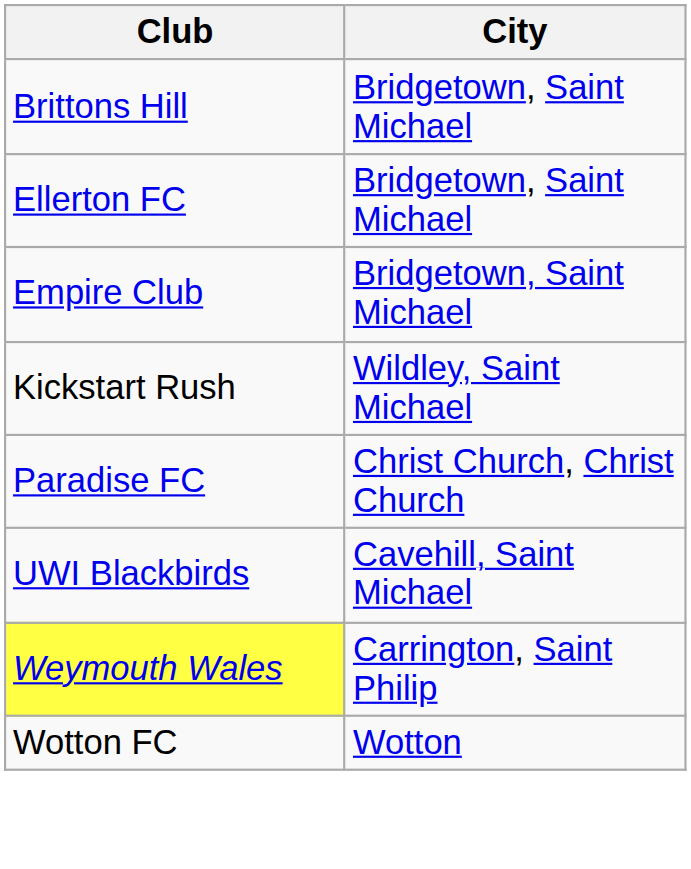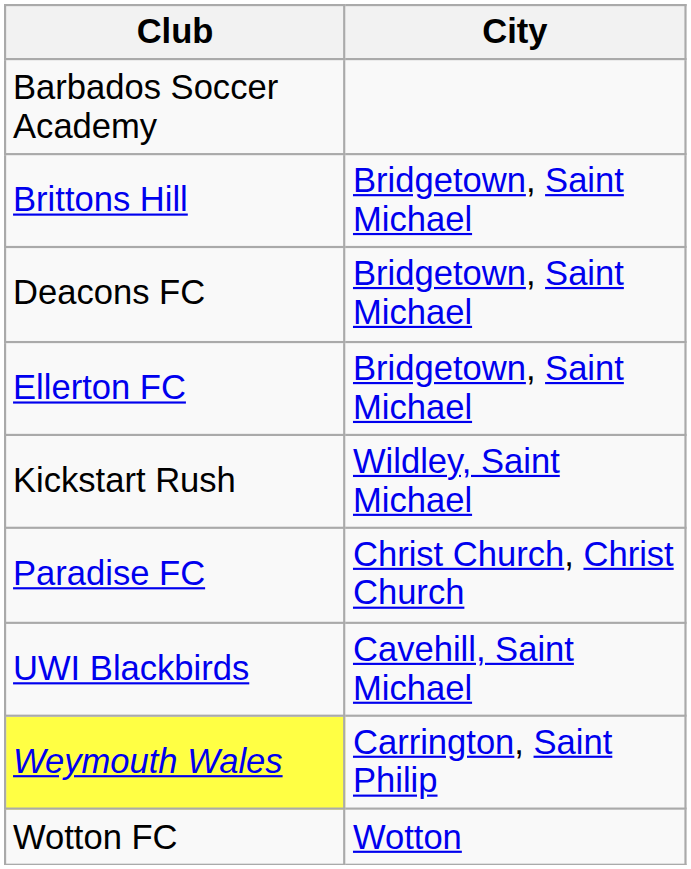+ row: (146, 106)
+ row: (109, 293)
- row: (108, 293)
